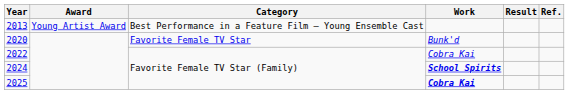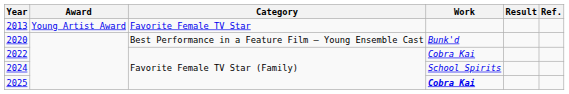(277, 26) Best Performance in a Feature Film – Young Ensemble Cast -> (190, 26) Favorite Female TV Star
(190, 40) Favorite Female TV Star -> (277, 40) Best Performance in a Feature Film – Young Ensemble Cast
(465, 68) bold -> (465, 68) normal
